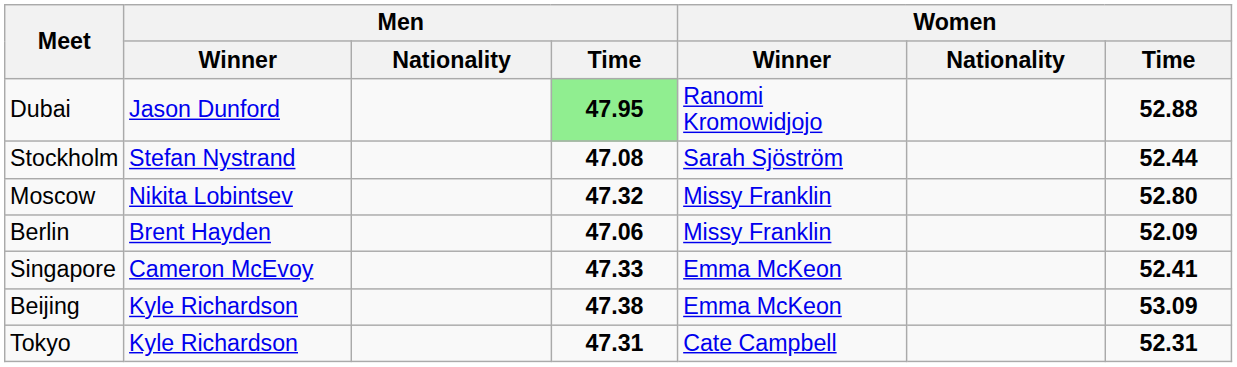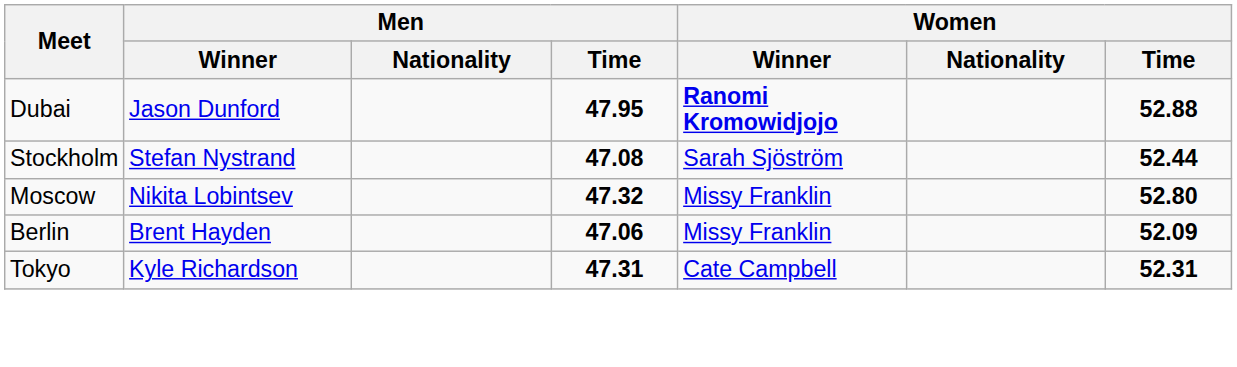(614, 109) lightgreen background -> (614, 109) no background
(753, 109) normal -> (760, 109) bold
- row: (63, 269)
- row: (45, 306)
